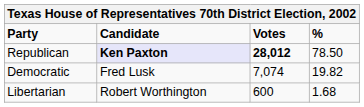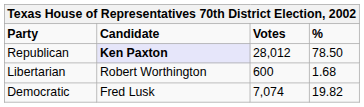(272, 53) bold -> (272, 53) normal
rows swapped: (38, 72) <-> (36, 92)
